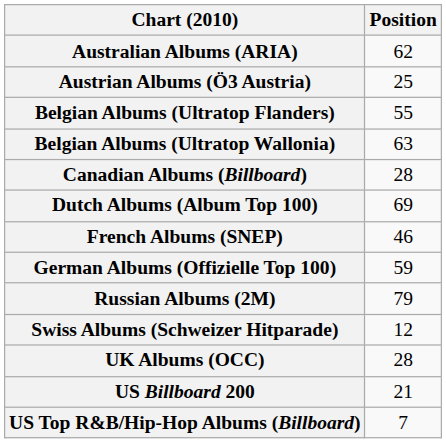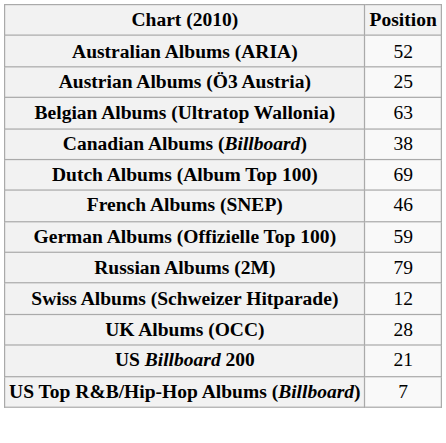(403, 50) 62 -> (403, 50) 52
- row: (185, 112)
(403, 174) 28 -> (403, 143) 38
